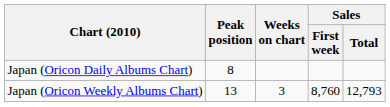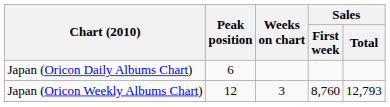(231, 70) 8 -> (231, 70) 6
(231, 91) 13 -> (231, 91) 12
